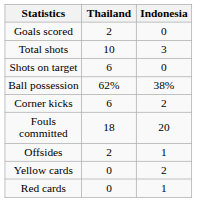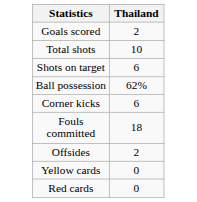- column: (164, 13)
